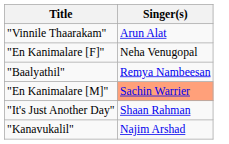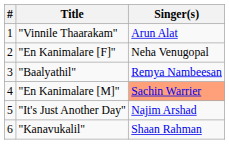+ column: (10, 14)
(155, 110) Shaan Rahman -> (164, 110) Najim Arshad
(153, 130) Najim Arshad -> (167, 130) Shaan Rahman
